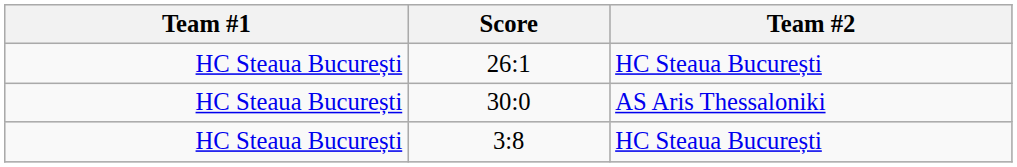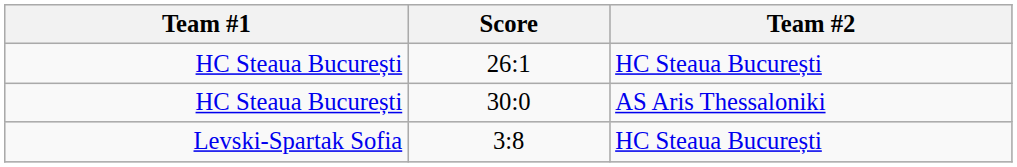(299, 141) HC Steaua București -> (298, 141) Levski-Spartak Sofia
